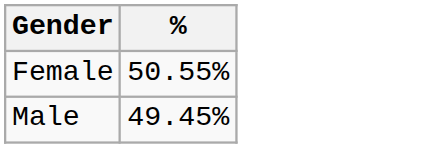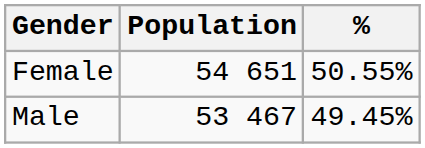+ column: (212, 28)
